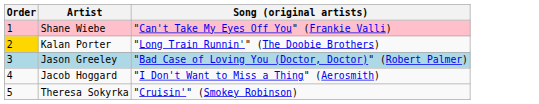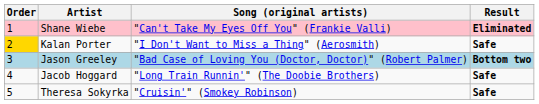+ column: (502, 12)
(257, 44) "Long Train Runnin'" (The Doobie Brothers) -> (257, 44) "I Don't Want to Miss a Thing" (Aerosmith)
(257, 76) "I Don't Want to Miss a Thing" (Aerosmith) -> (257, 76) "Long Train Runnin'" (The Doobie Brothers)
